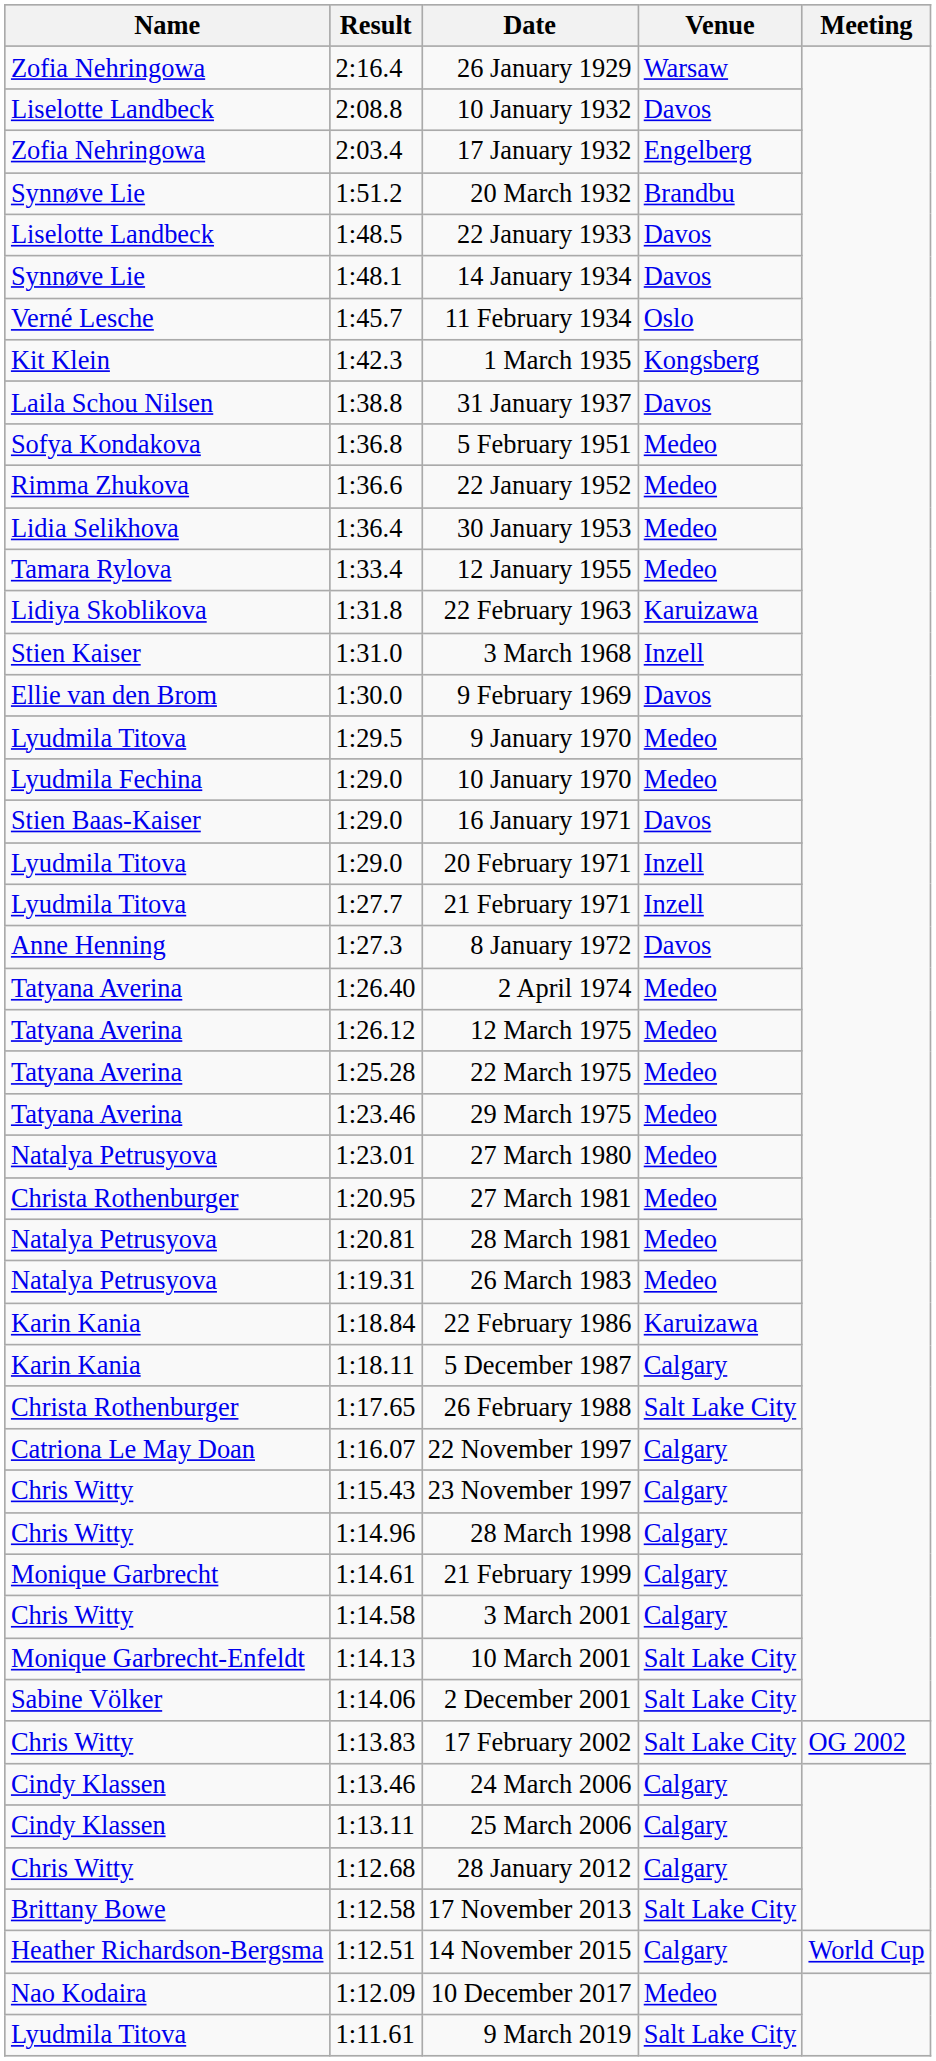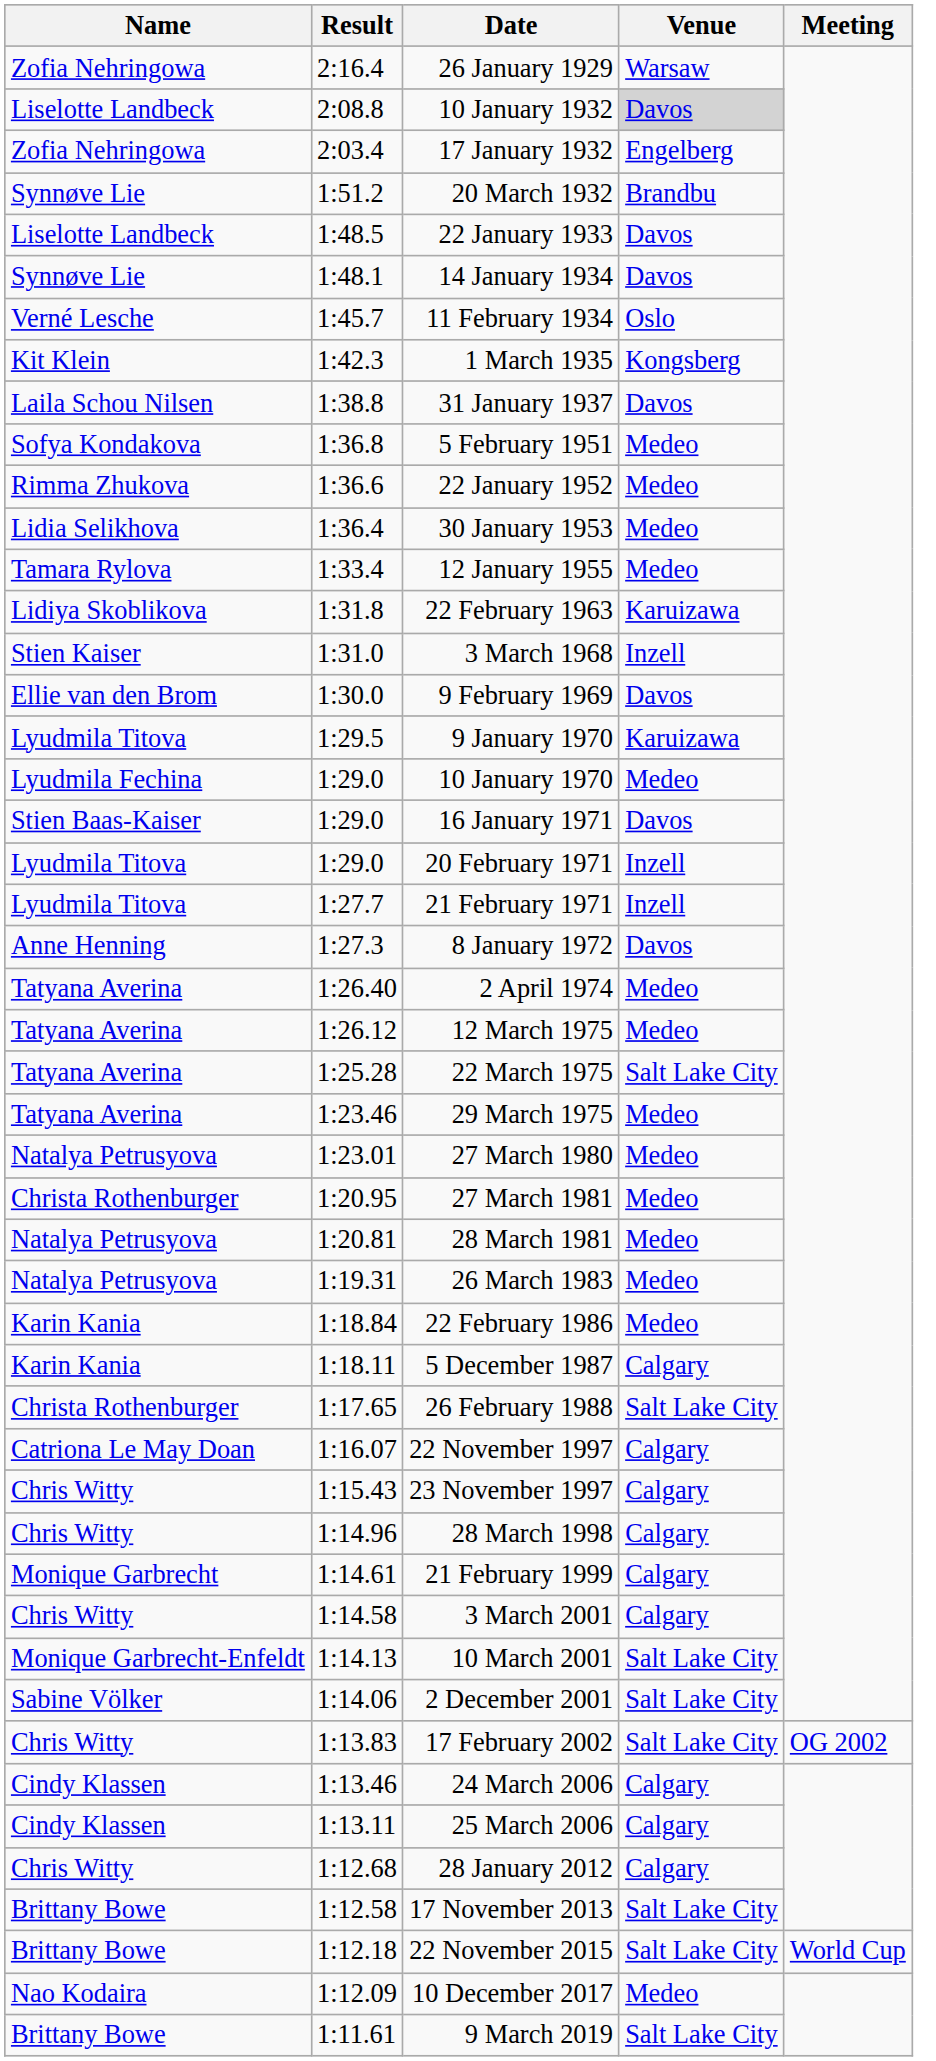(677, 109) no background -> (659, 109) lightgrey background
(680, 737) Medeo -> (682, 737) Karuizawa
(680, 1072) Medeo -> (701, 1072) Salt Lake City
(701, 1323) Karuizawa -> (662, 1323) Medeo
- row: (530, 1951)
+ row: (511, 1951)
(99, 2035) Lyudmila Titova -> (88, 2035) Brittany Bowe
